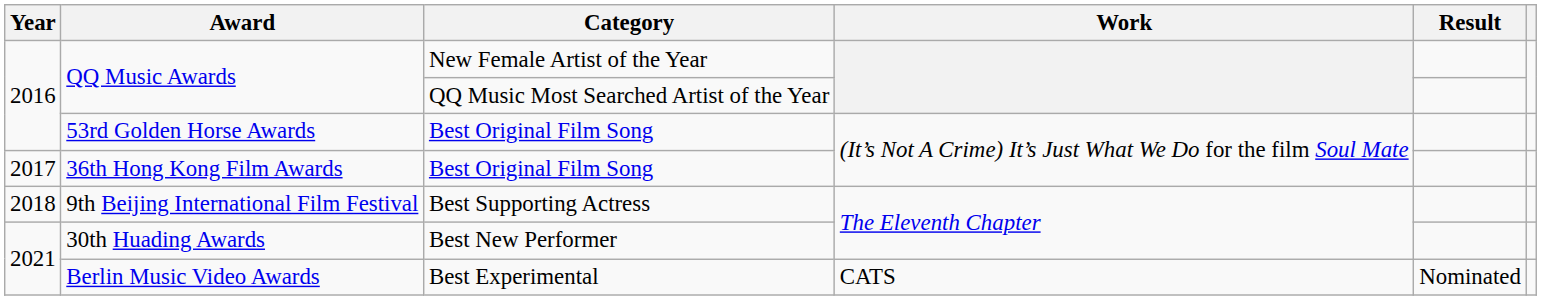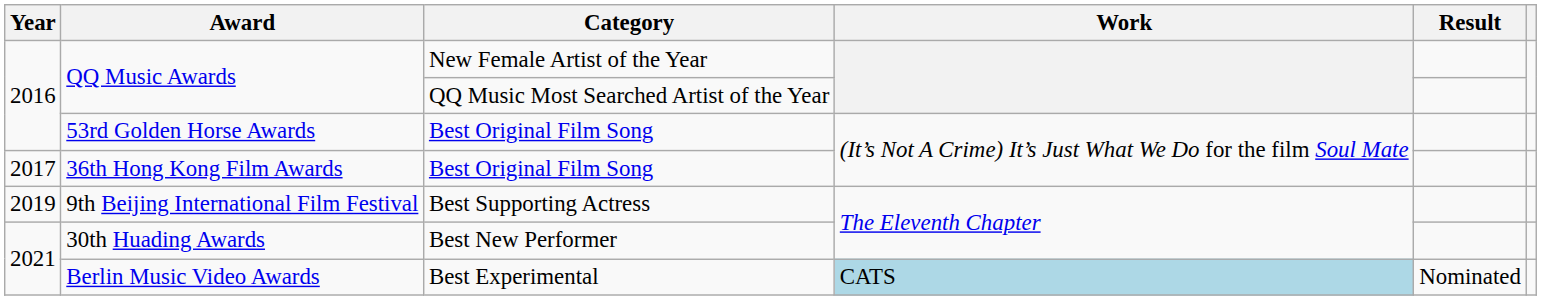(33, 204) 2018 -> (33, 204) 2019
(868, 276) no background -> (868, 276) lightblue background
